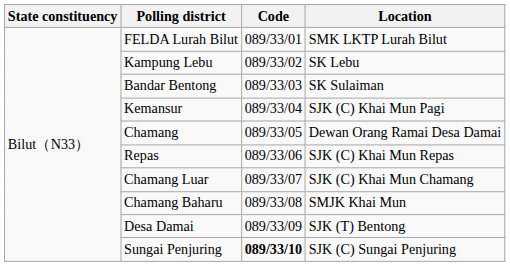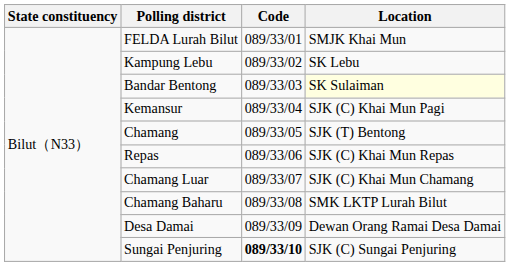(378, 39) SMK LKTP Lurah Bilut -> (357, 39) SMJK Khai Mun
(346, 85) no background -> (346, 85) lightyellow background
(405, 132) Dewan Orang Ramai Desa Damai -> (357, 132) SJK (T) Bentong
(357, 202) SMJK Khai Mun -> (378, 202) SMK LKTP Lurah Bilut
(357, 225) SJK (T) Bentong -> (405, 225) Dewan Orang Ramai Desa Damai
